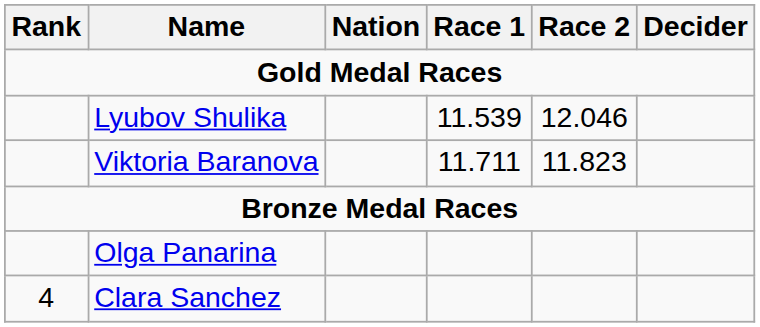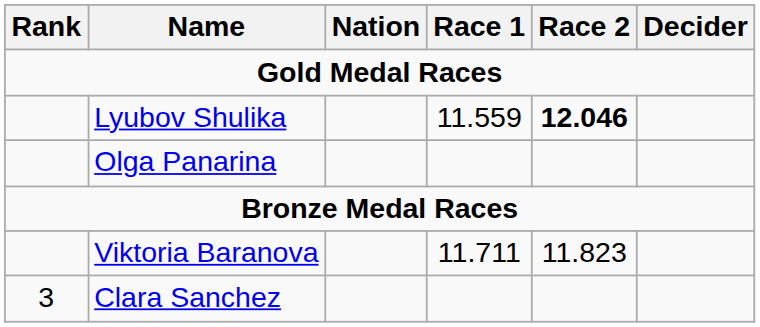(479, 117) 11.539 -> (479, 117) 11.559
(584, 117) normal -> (584, 117) bold
rows swapped: (185, 252) <-> (206, 162)
(46, 298) 4 -> (46, 298) 3
